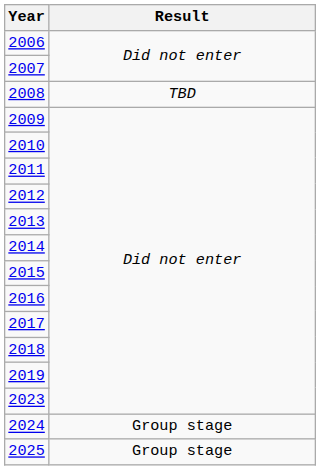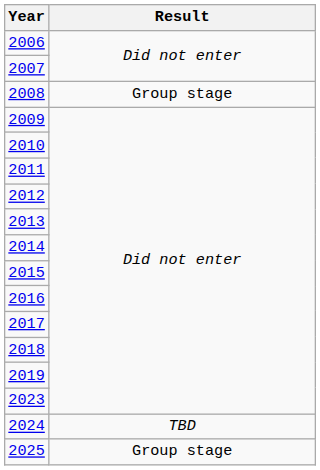(182, 94) TBD -> (182, 94) Group stage
(182, 426) Group stage -> (182, 426) TBD
